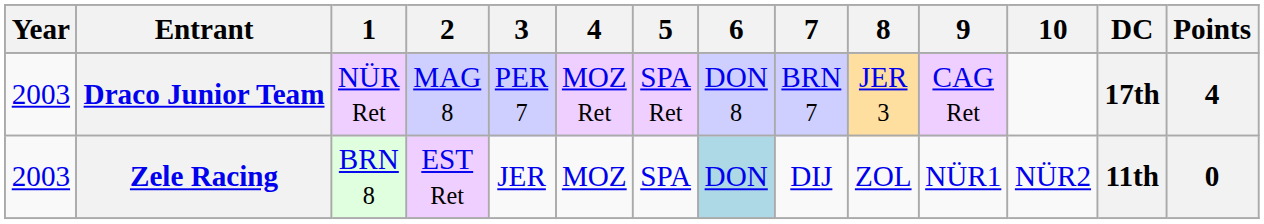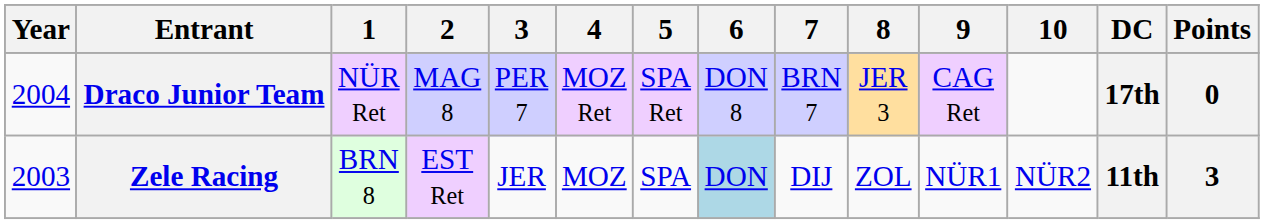(41, 94) 2003 -> (41, 94) 2004
(1212, 94) 4 -> (1212, 94) 0
(1212, 176) 0 -> (1212, 176) 3
